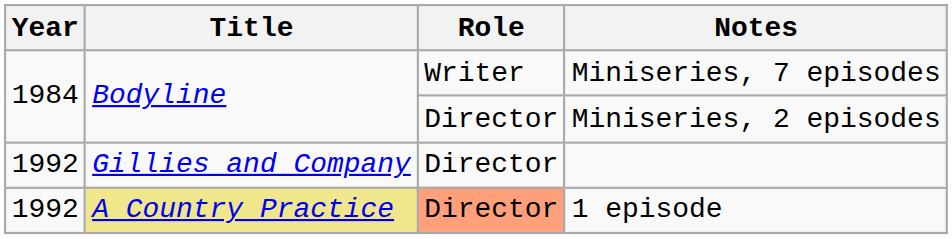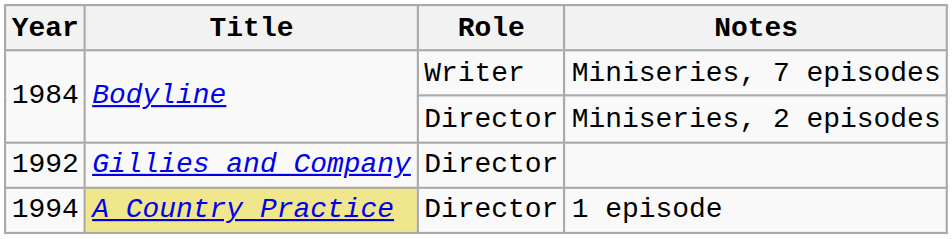(45, 210) 1992 -> (45, 210) 1994
(491, 210) lightsalmon background -> (491, 210) no background
